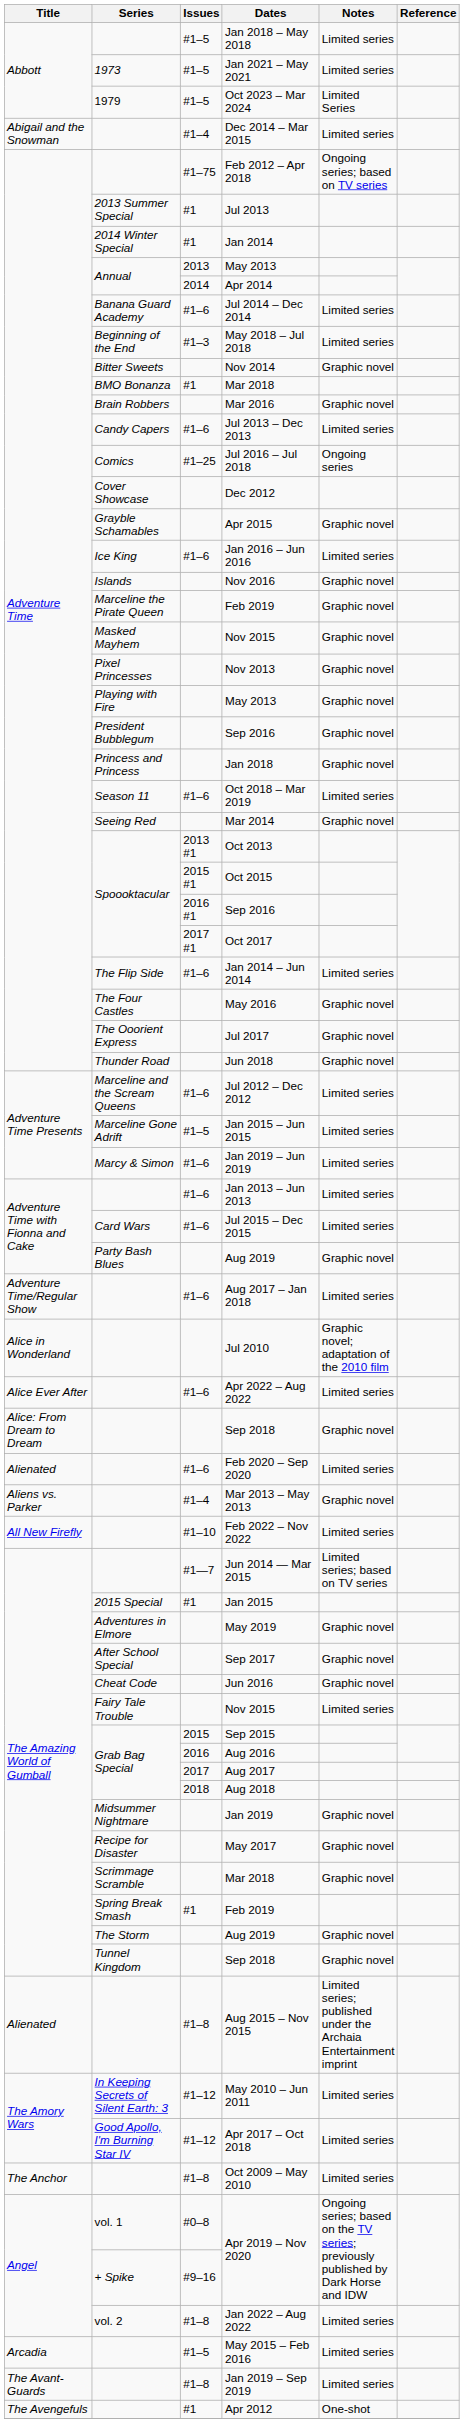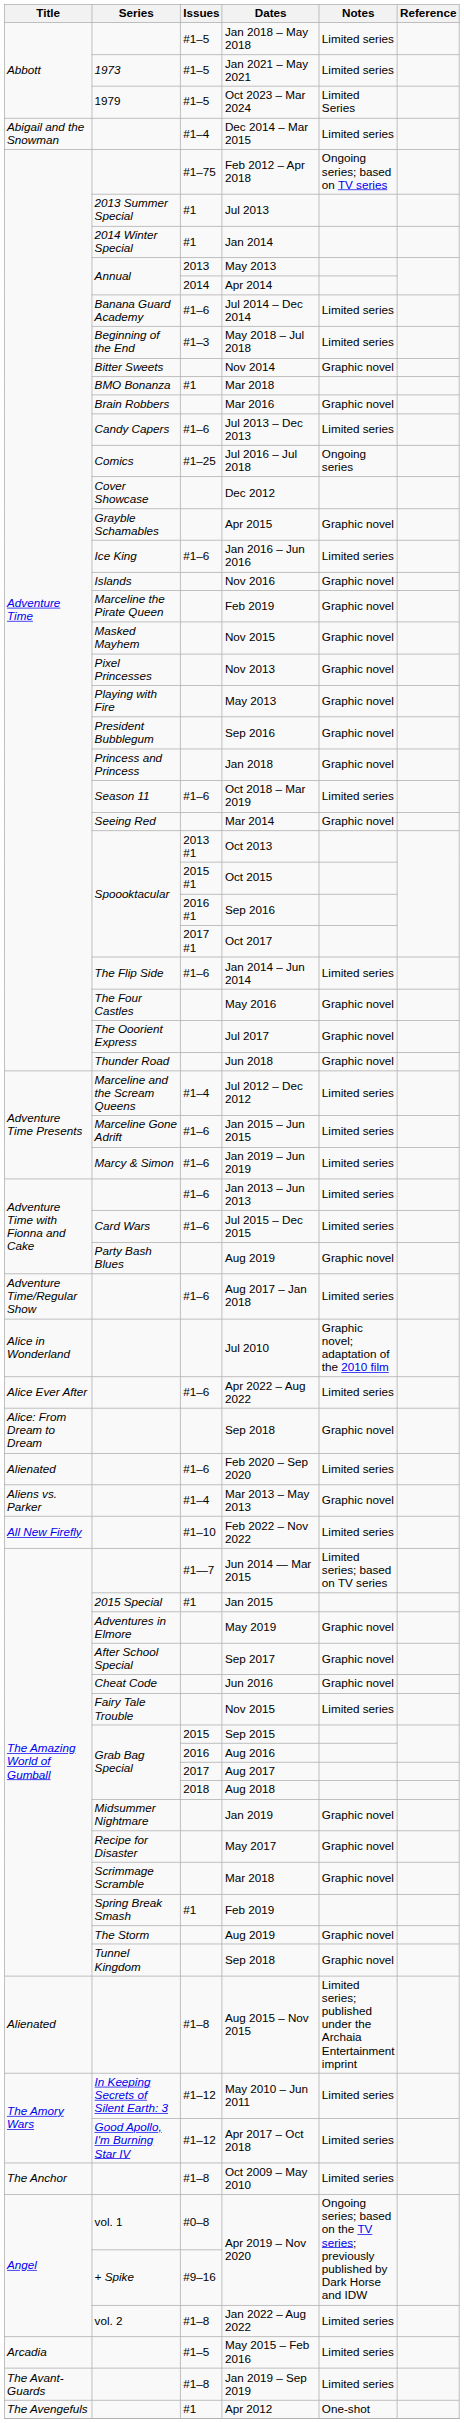(196, 1093) #1–6 -> (196, 1093) #1–4
(196, 1131) #1–5 -> (196, 1131) #1–6
